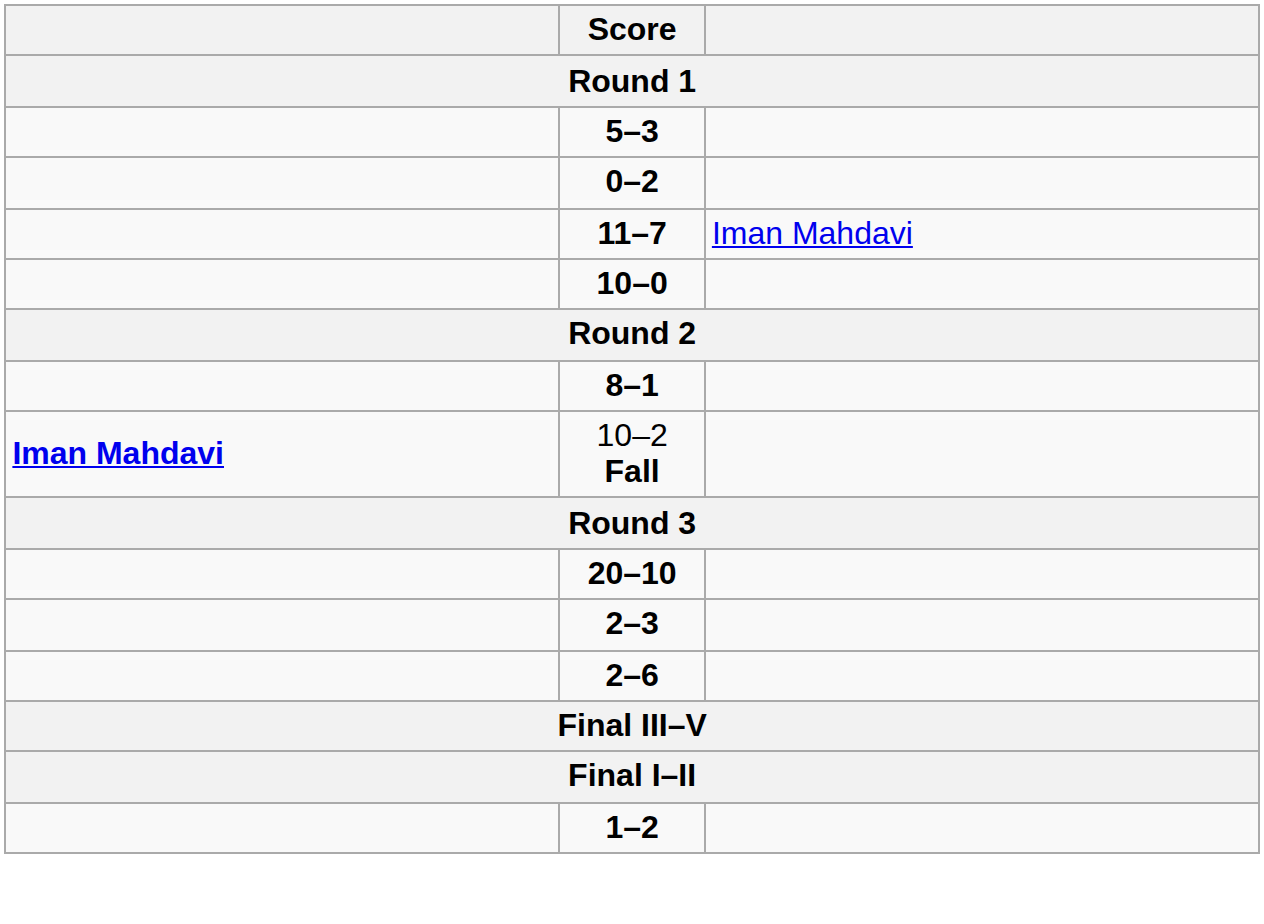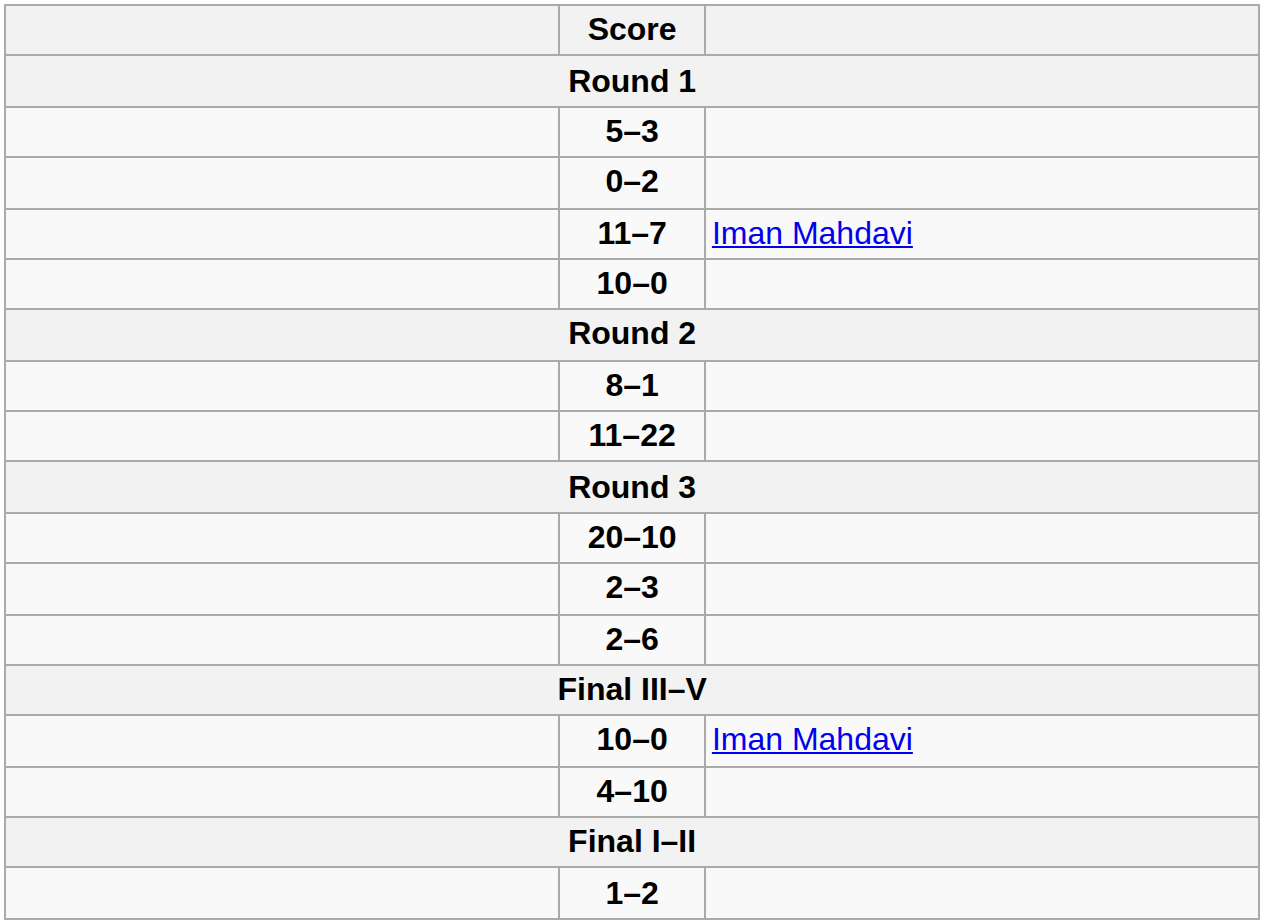- row: (632, 453)
+ row: (632, 435)
+ row: (632, 740)
+ row: (632, 791)
